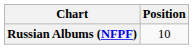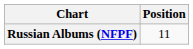(164, 34) 10 -> (164, 34) 11
